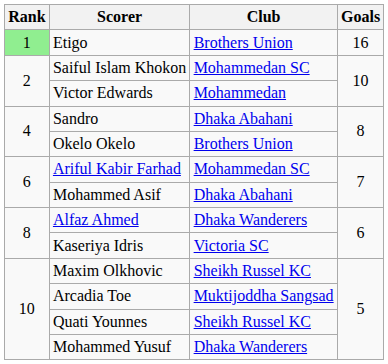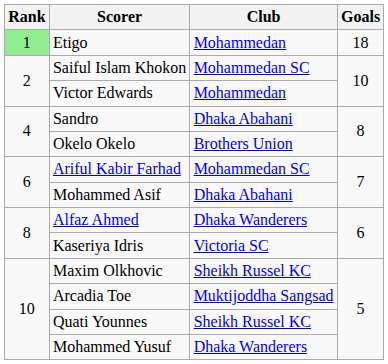(243, 42) Brothers Union -> (240, 42) Mohammedan
(361, 42) 16 -> (361, 42) 18
